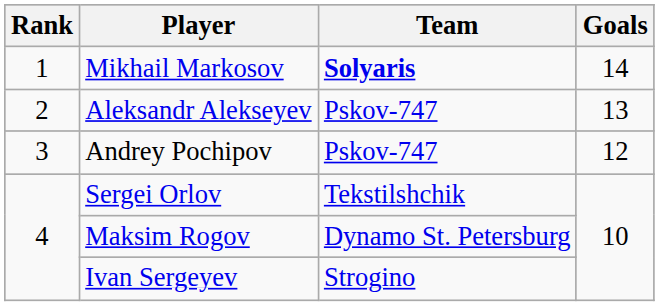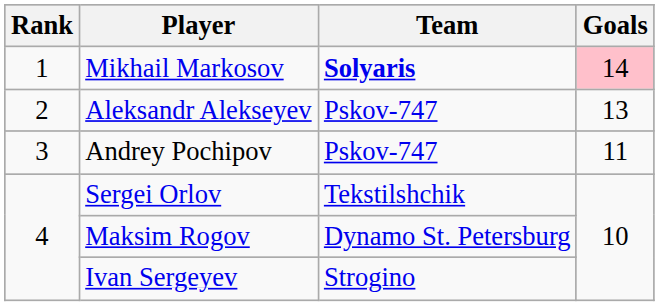(615, 67) no background -> (615, 67) pink background
(615, 151) 12 -> (615, 151) 11
